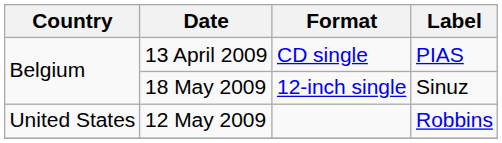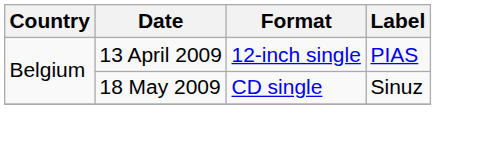(322, 54) CD single -> (296, 54) 12-inch single
(342, 87) 12-inch single -> (277, 87) CD single
- row: (206, 120)
